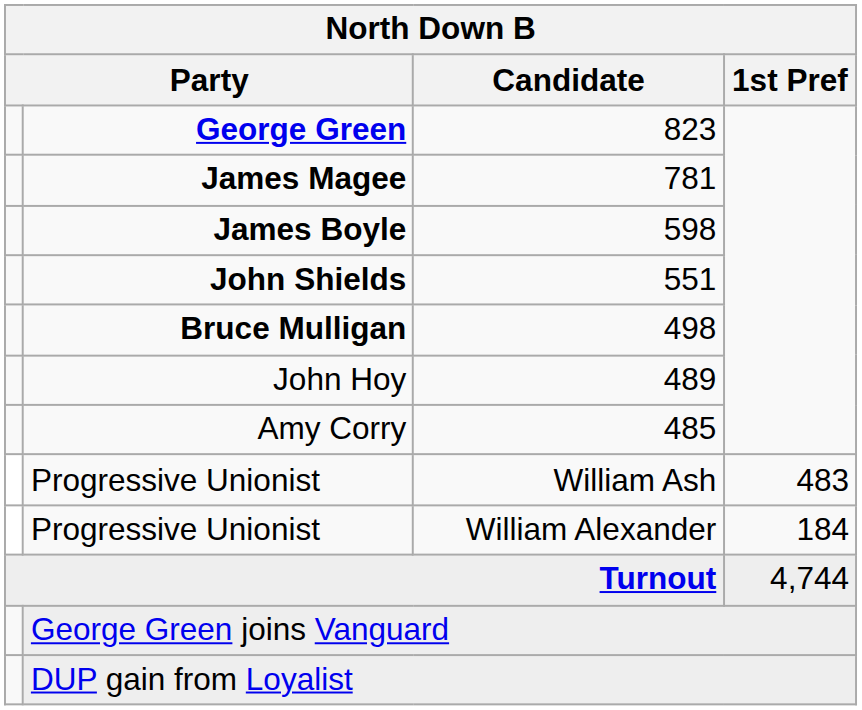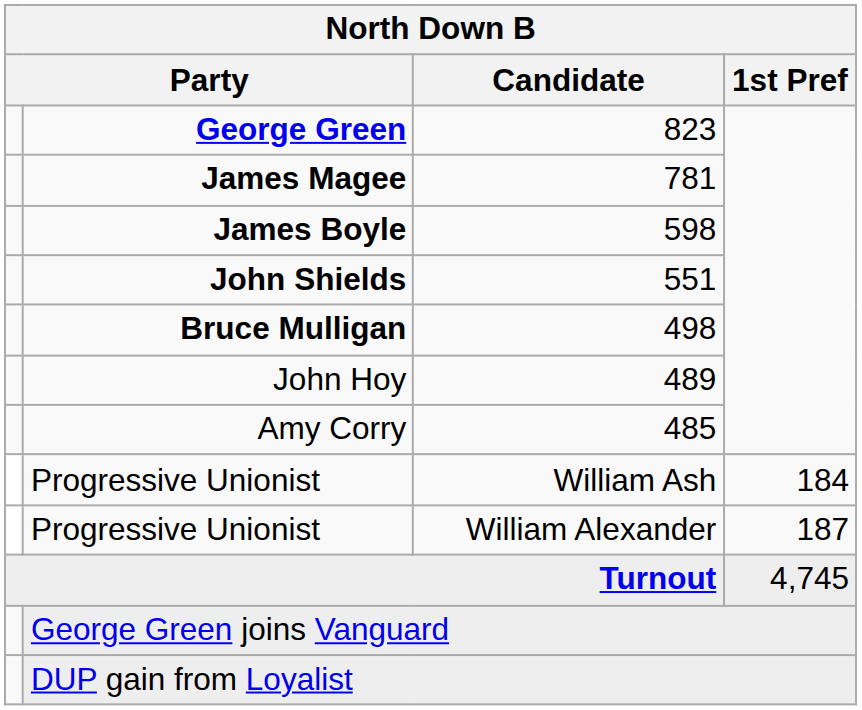(823, 479) 483 -> (823, 479) 184
(823, 529) 184 -> (823, 529) 187
(810, 579) 4,744 -> (810, 579) 4,745
